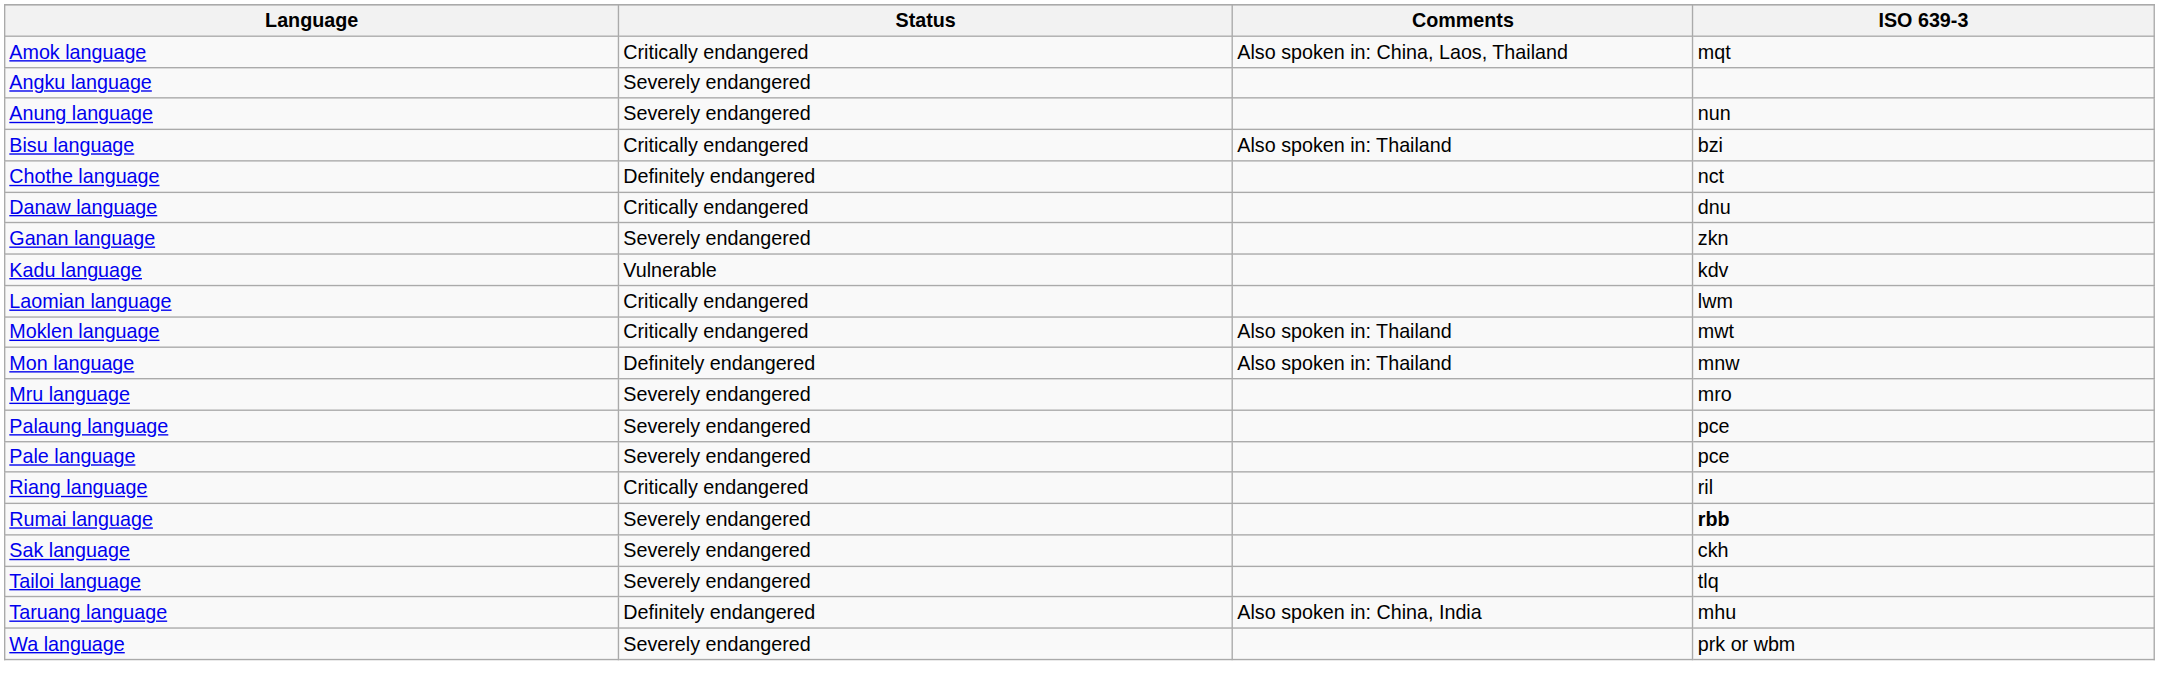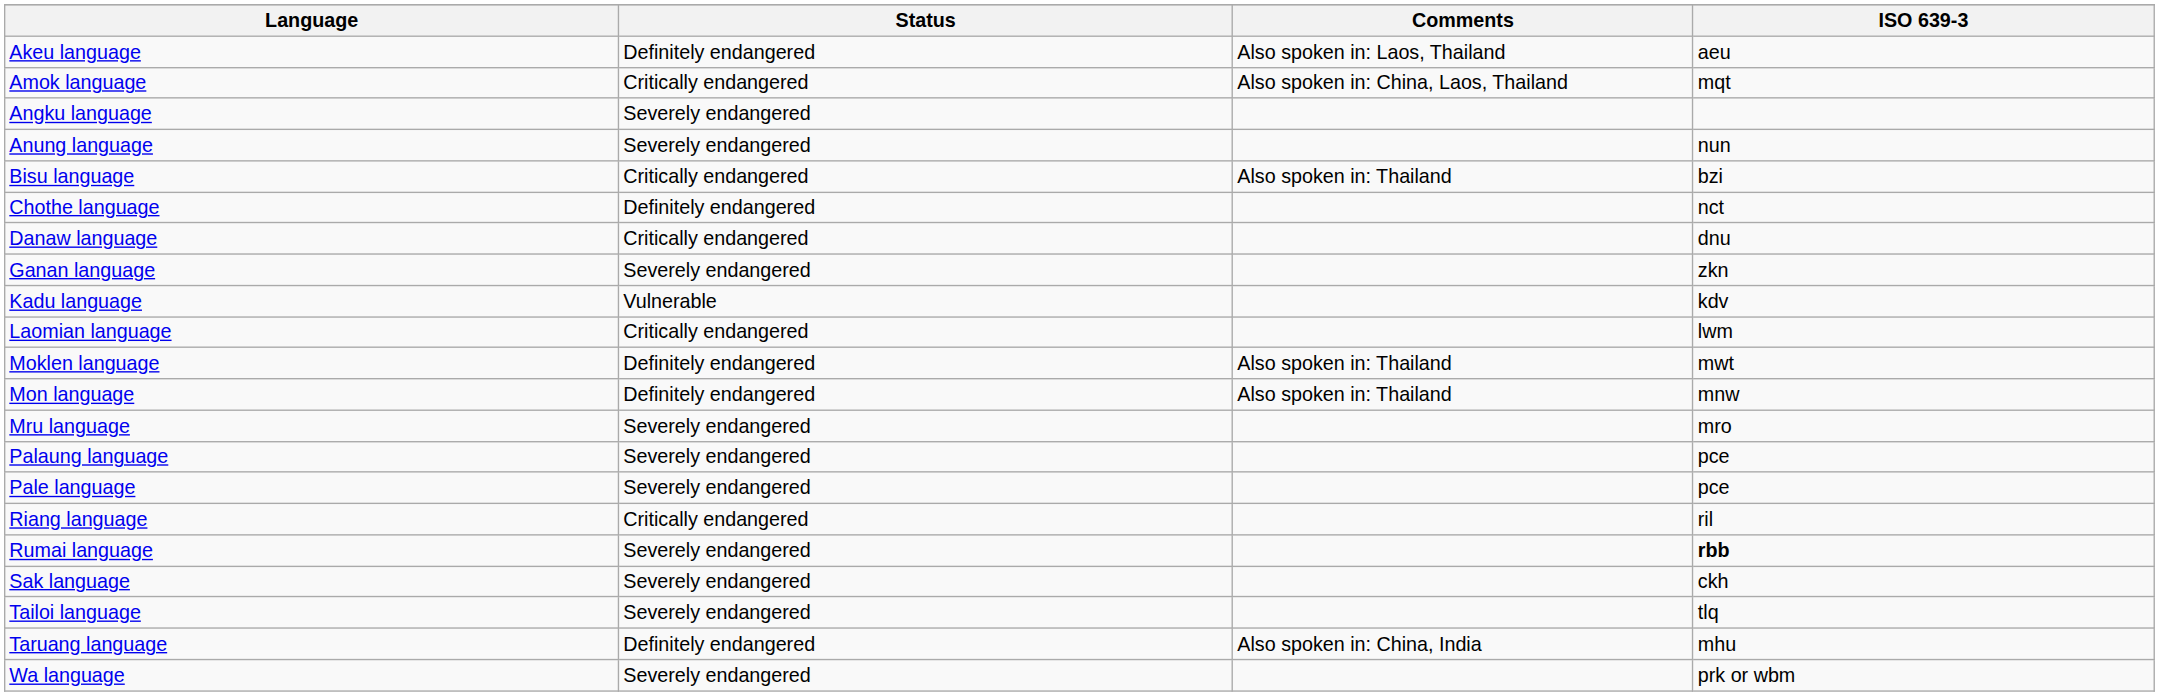+ row: (75, 52)
(716, 332) Critically endangered -> (719, 364) Definitely endangered
